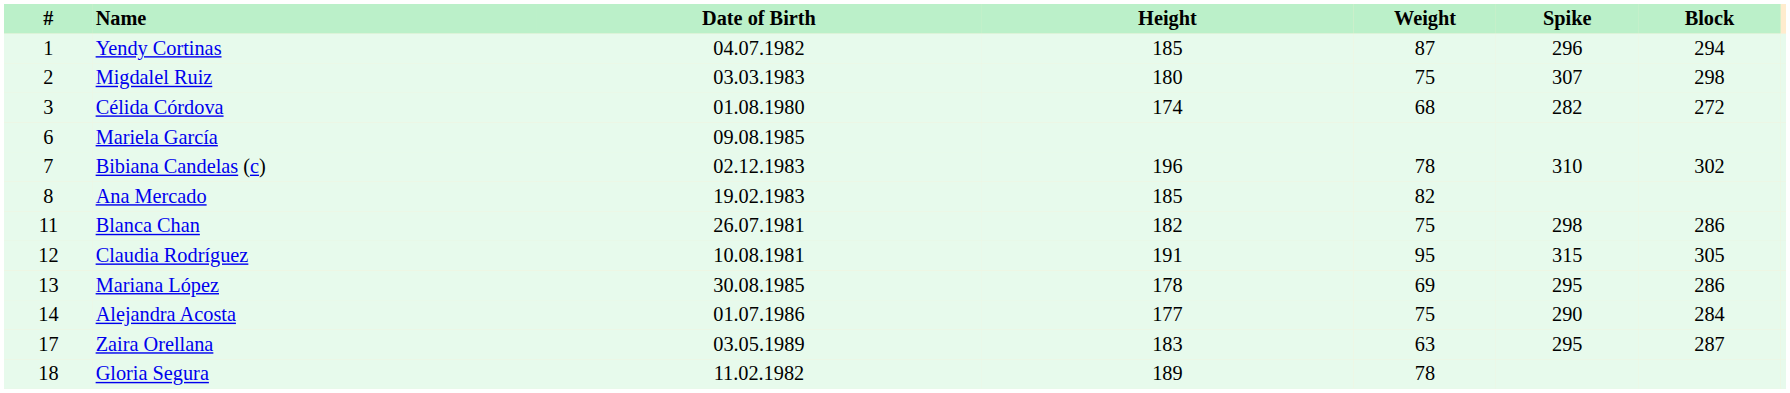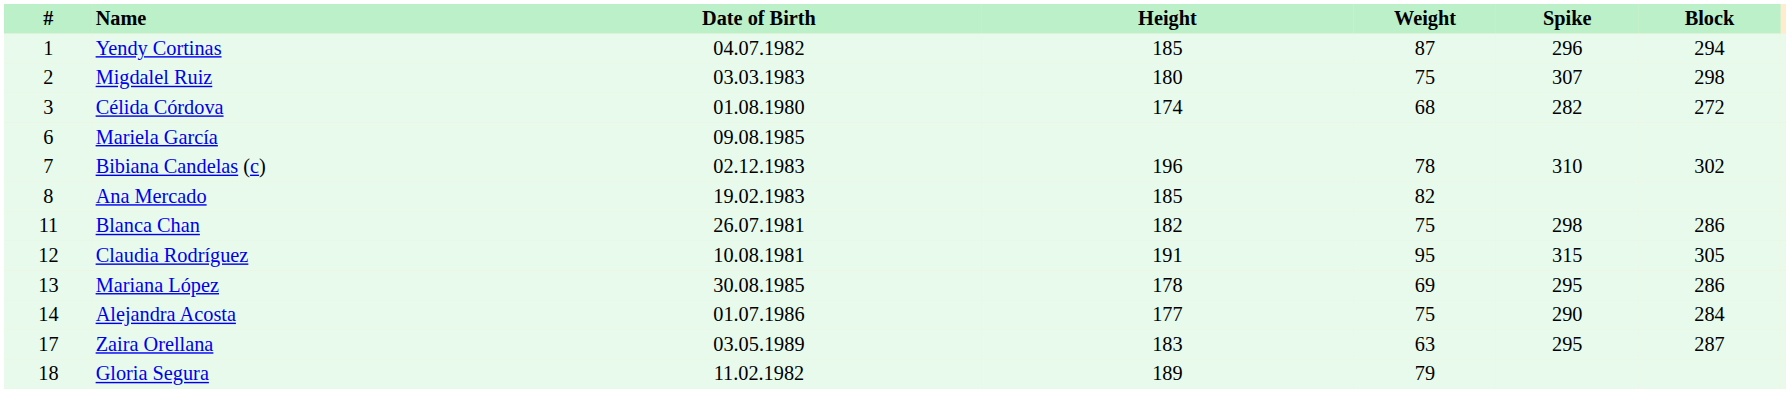(1425, 373) 78 -> (1425, 373) 79
